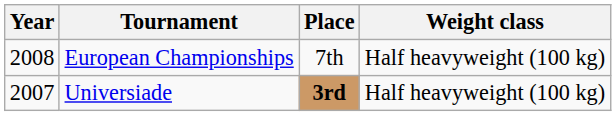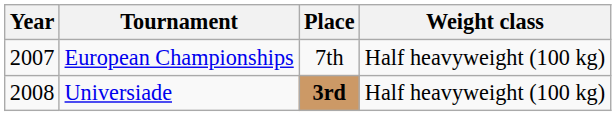(32, 57) 2008 -> (32, 57) 2007
(32, 92) 2007 -> (32, 92) 2008
